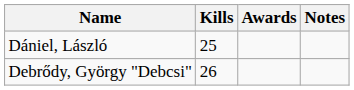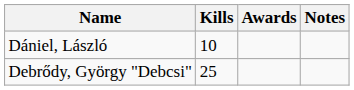(208, 44) 25 -> (208, 44) 10
(208, 71) 26 -> (208, 71) 25
